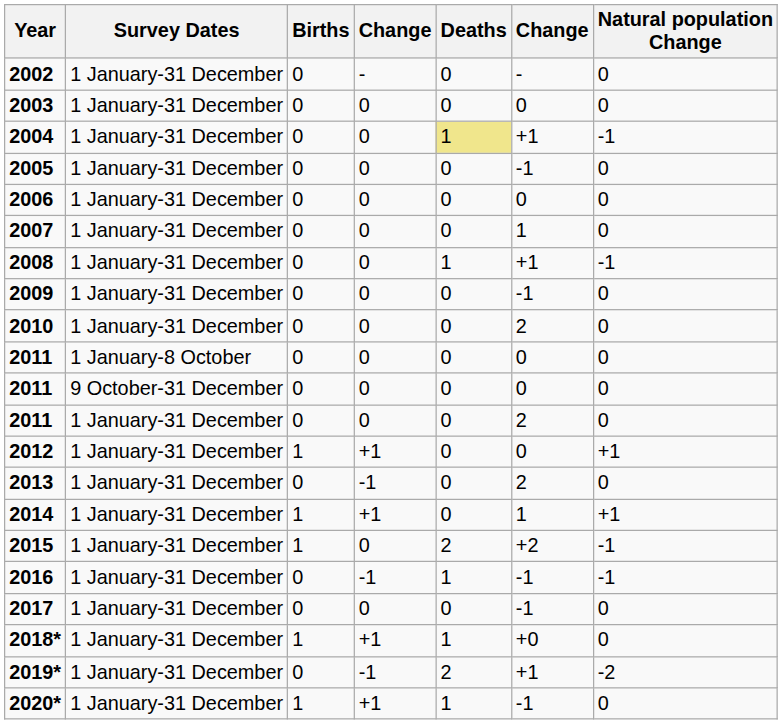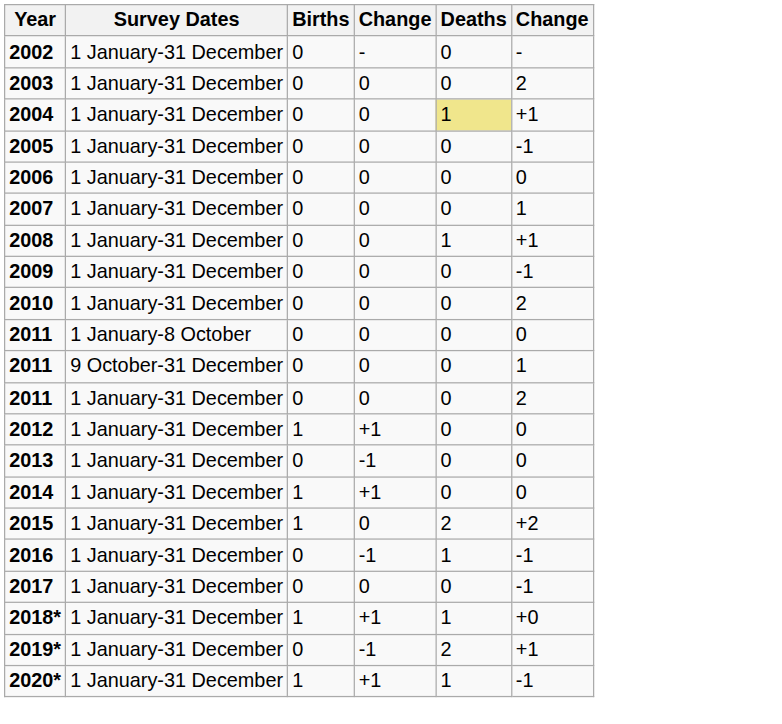- column: (685, 31)
(521, 105) 0 -> (521, 83) 2
(521, 388) 0 -> (521, 366) 1
(521, 483) 2 -> (521, 460) 0
(521, 514) 1 -> (521, 492) 0
